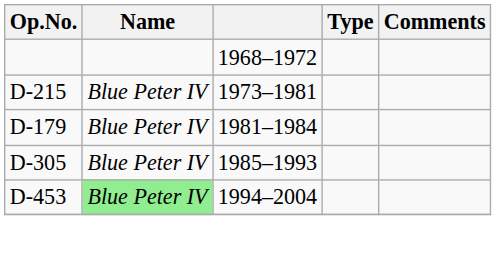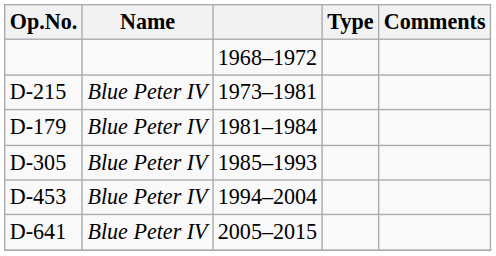(148, 197) lightgreen background -> (148, 197) no background
+ row: (38, 232)
